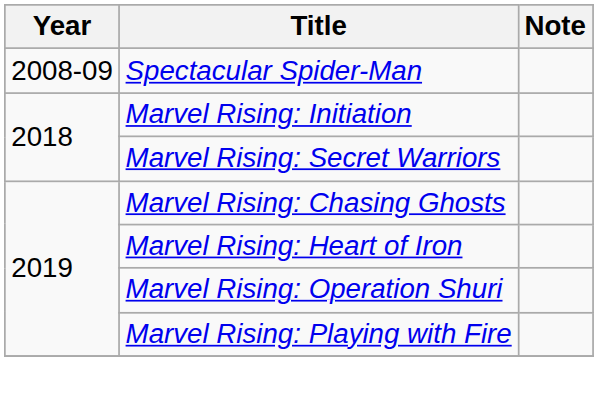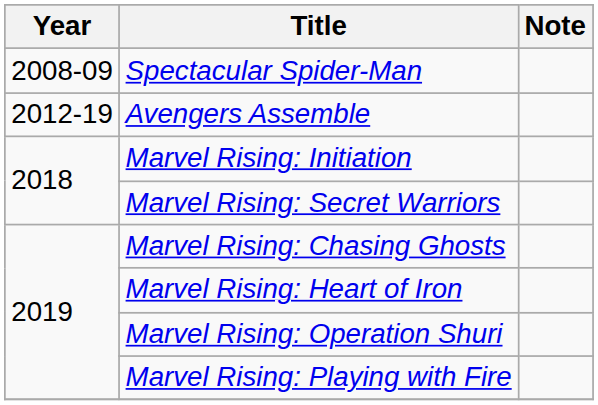+ row: (248, 114)
